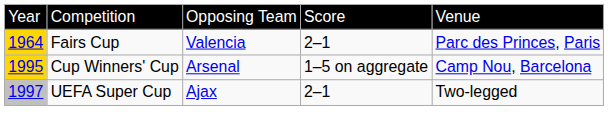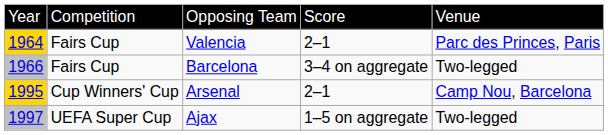+ row: (222, 67)
(366, 67) 1–5 on aggregate -> (317, 92) 2–1
(317, 92) 2–1 -> (366, 117) 1–5 on aggregate
